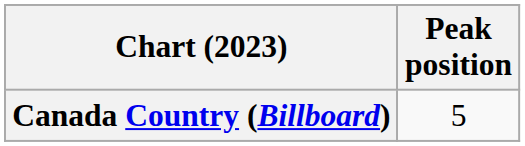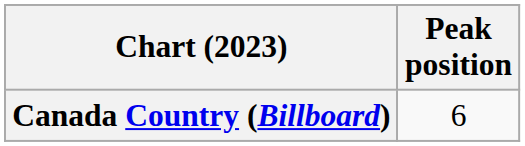(459, 114) 5 -> (459, 114) 6
